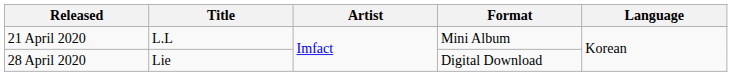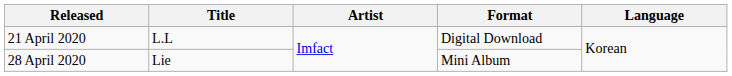(476, 37) Mini Album -> (492, 37) Digital Download
(492, 60) Digital Download -> (476, 60) Mini Album
